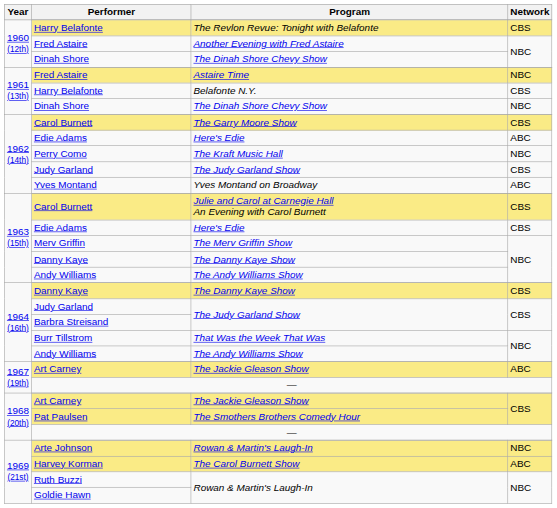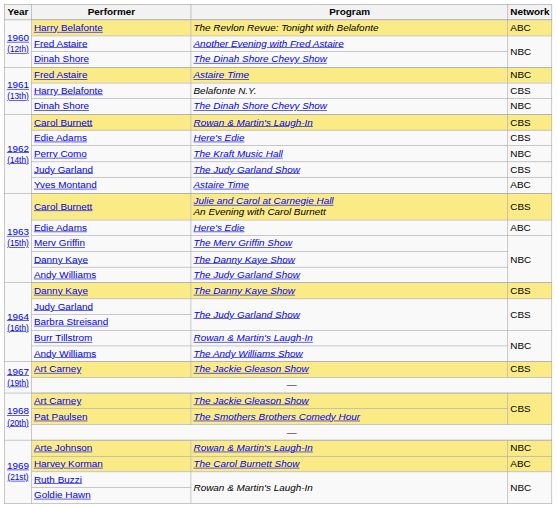(521, 28) CBS -> (521, 28) ABC
(245, 122) The Garry Moore Show -> (253, 122) Rowan & Martin's Laugh-In
(521, 138) ABC -> (521, 138) CBS
(255, 185) Yves Montand on Broadway -> (221, 185) Astaire Time
(521, 228) CBS -> (521, 228) ABC
(248, 275) The Andy Williams Show -> (247, 275) The Judy Garland Show
(259, 338) That Was the Week That Was -> (253, 338) Rowan & Martin's Laugh-In
(521, 369) ABC -> (521, 369) CBS
